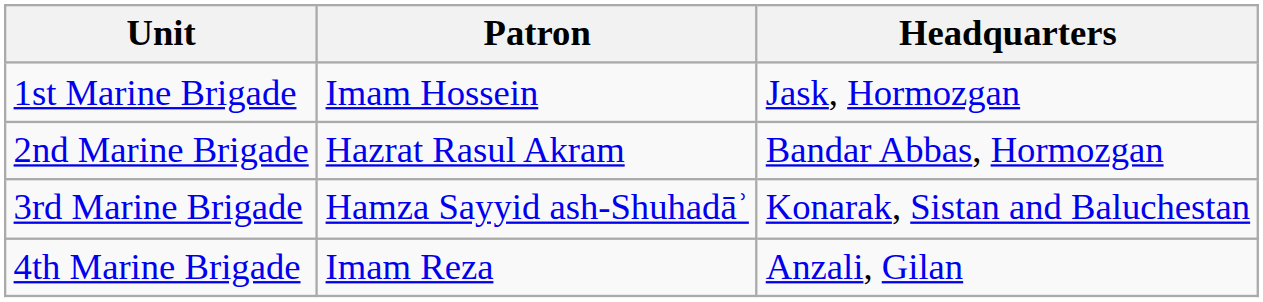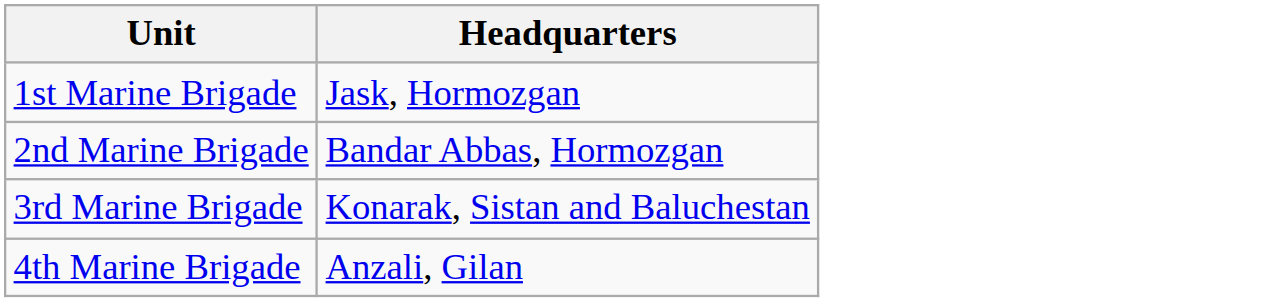- column: (537, 33)
